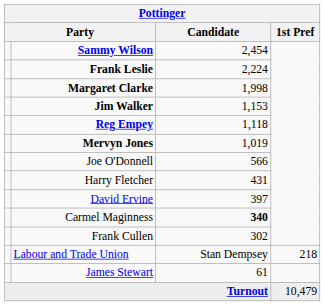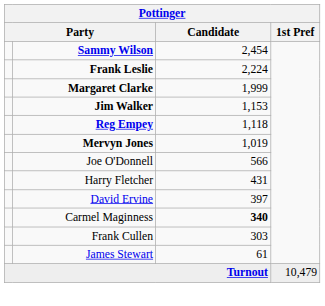(255, 87) 1,998 -> (255, 87) 1,999
(259, 236) 302 -> (259, 236) 303
- row: (71, 254)
